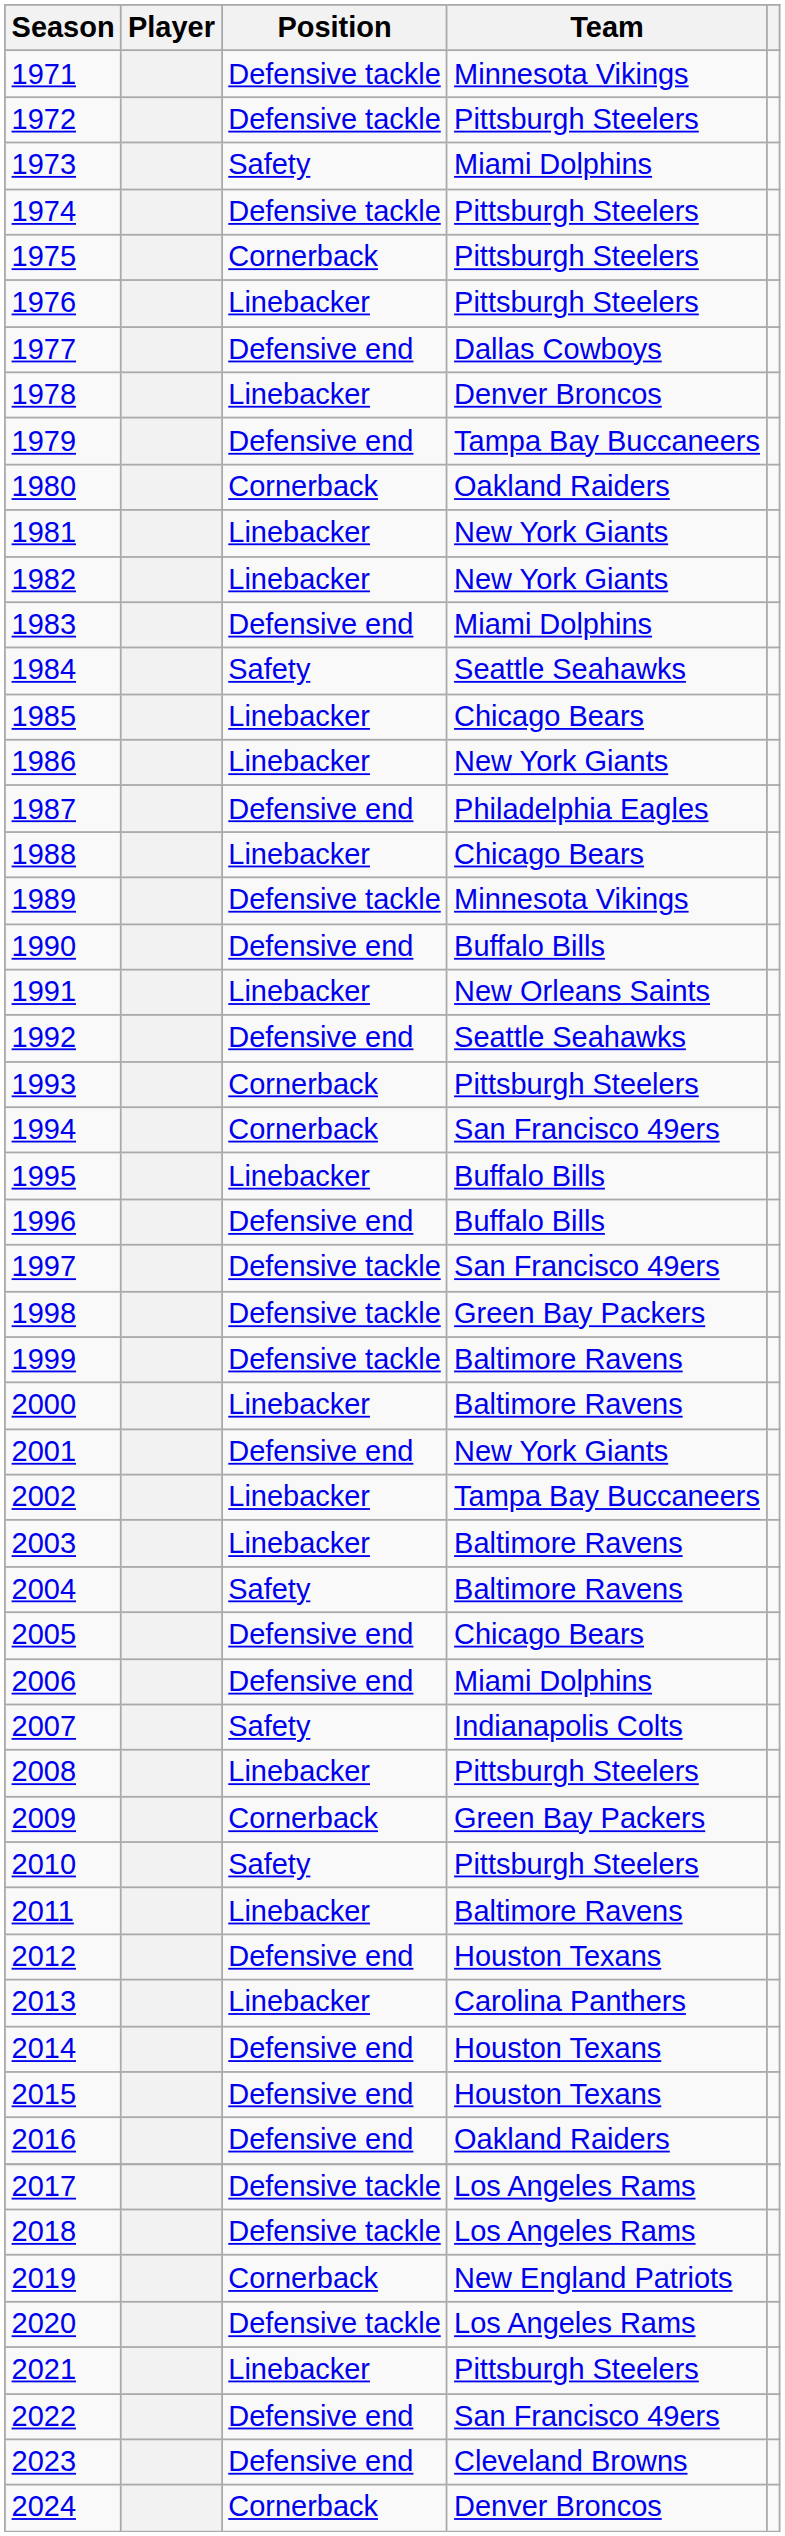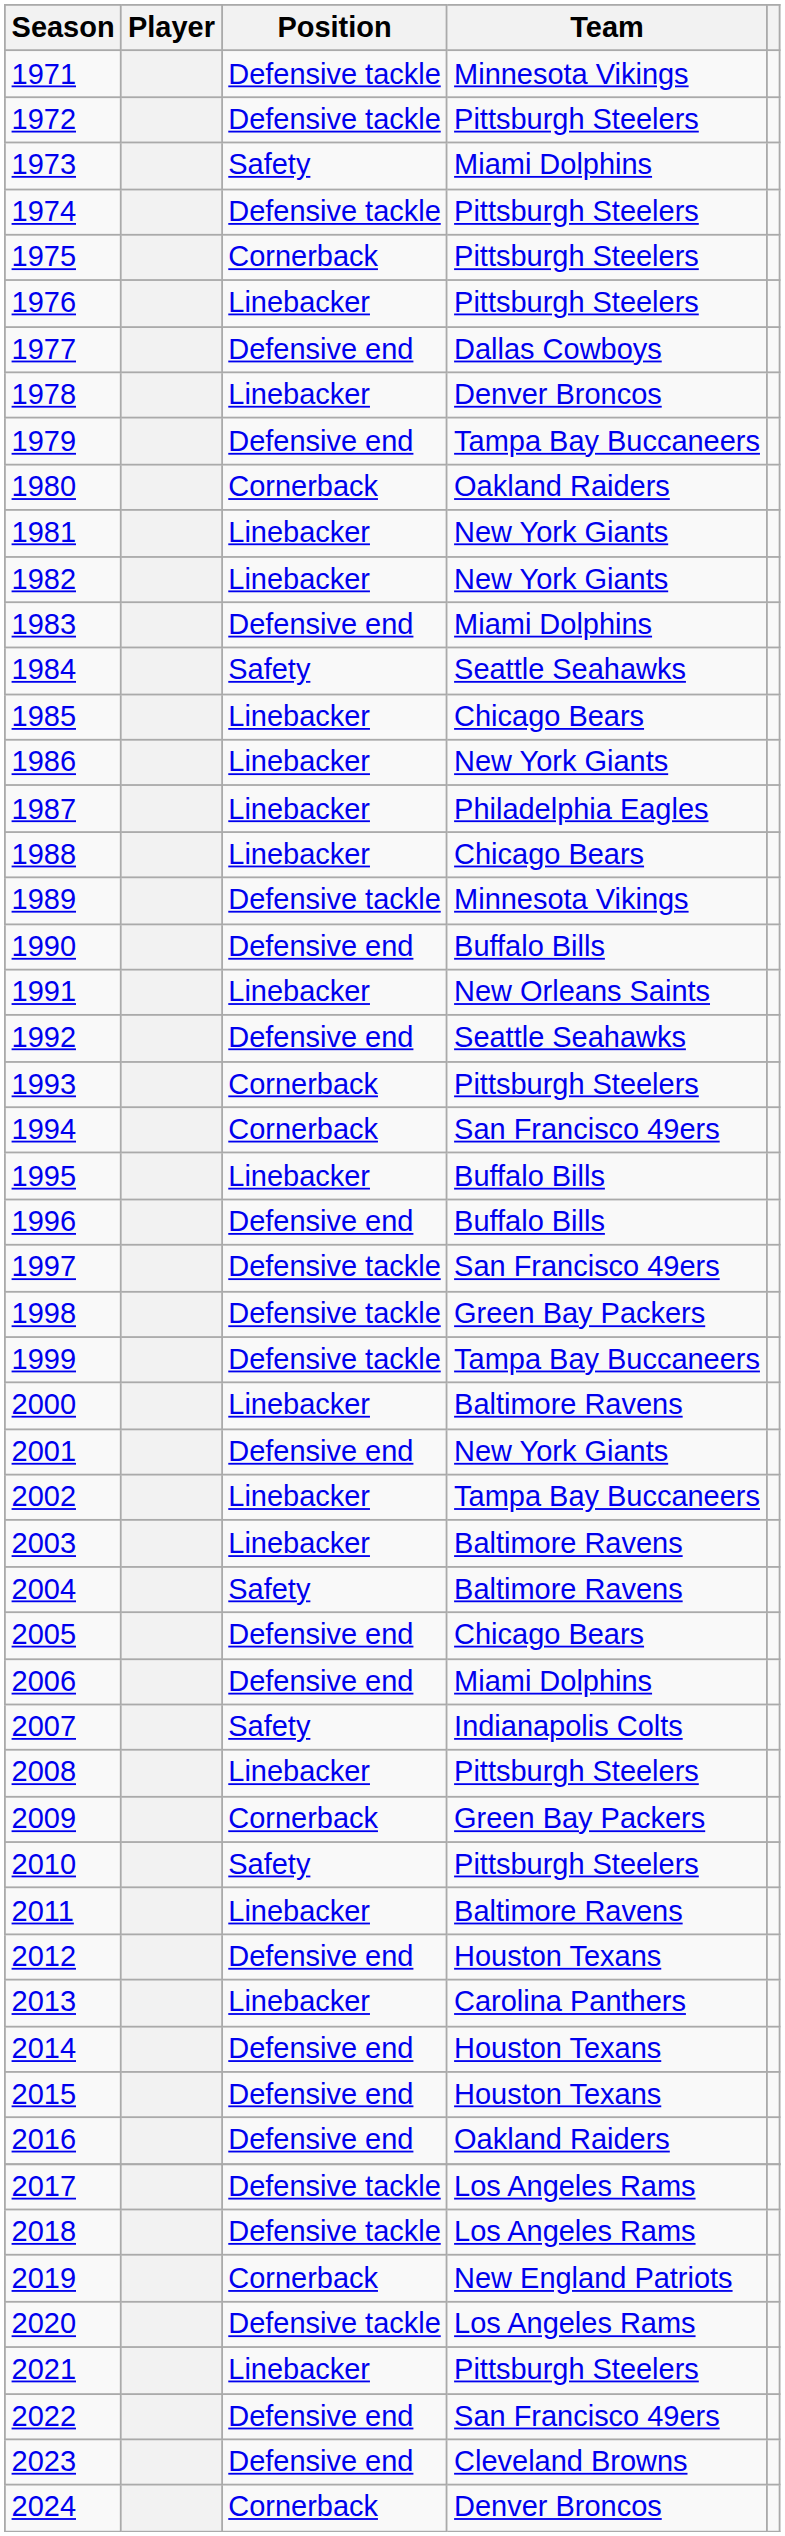(321, 808) Defensive end -> (299, 808) Linebacker
(568, 1359) Baltimore Ravens -> (607, 1359) Tampa Bay Buccaneers
